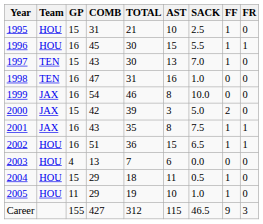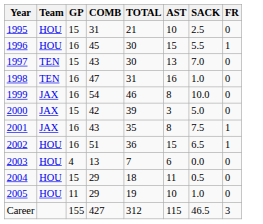- column: (231, 12)
